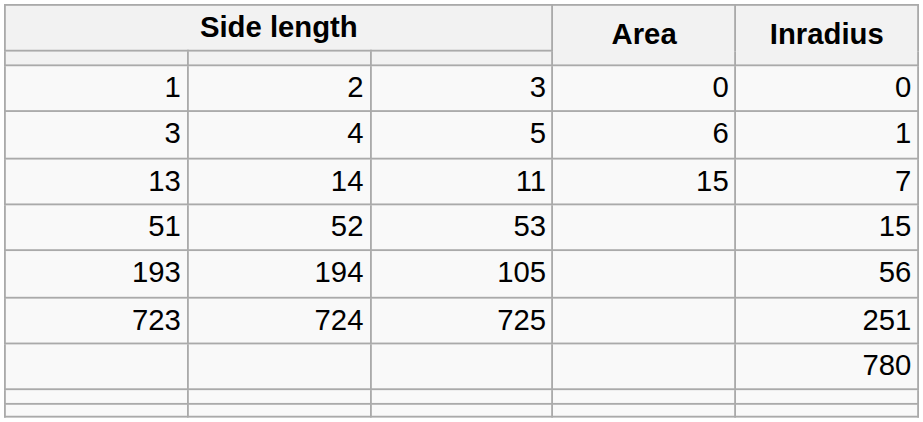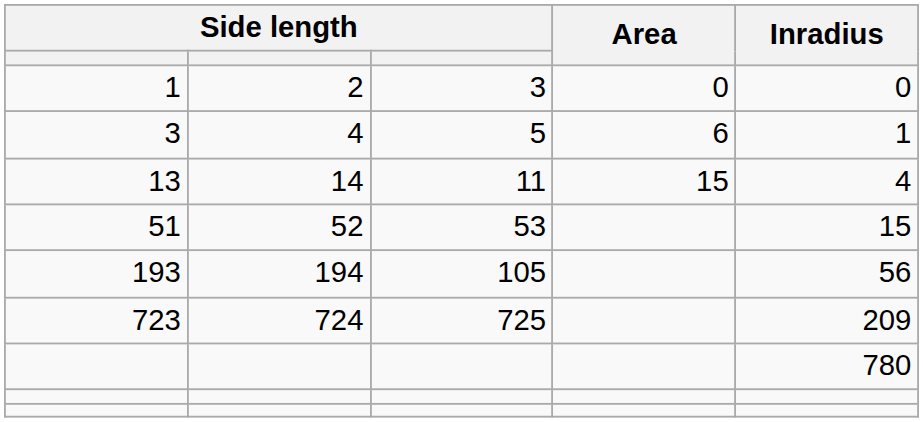(903, 180) 7 -> (903, 180) 4
(887, 319) 251 -> (887, 319) 209
